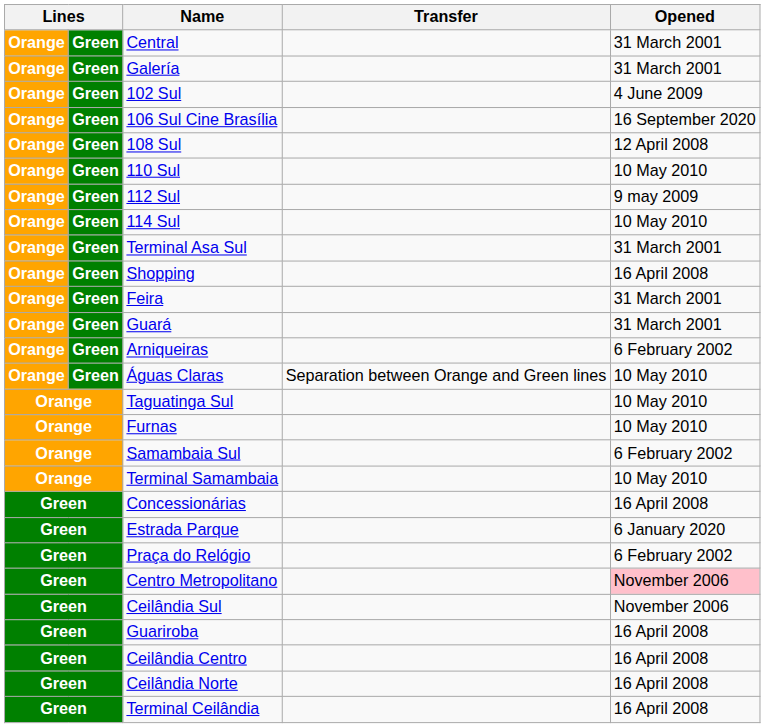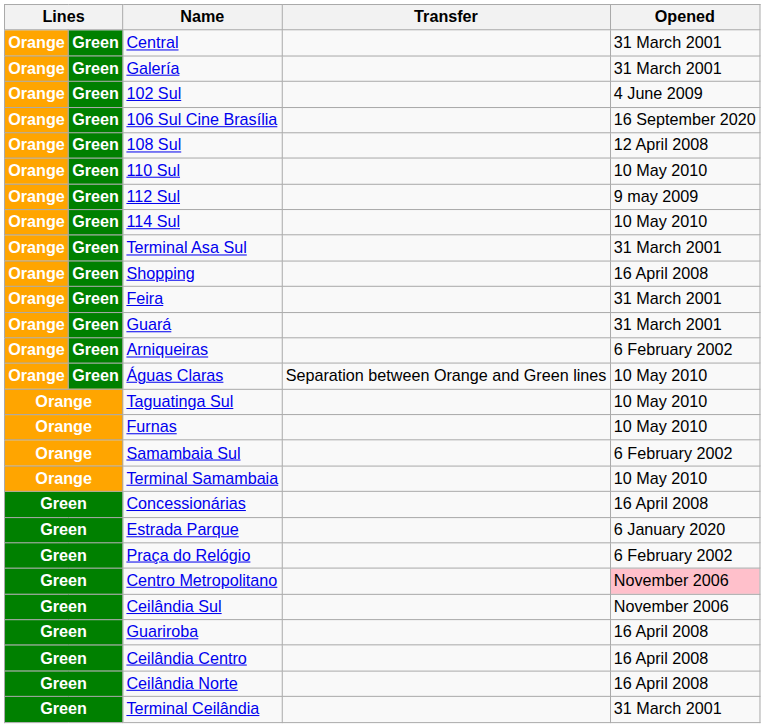(661, 709) 16 April 2008 -> (668, 709) 31 March 2001
